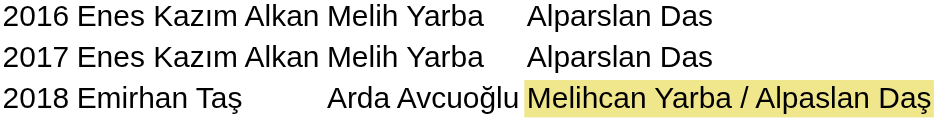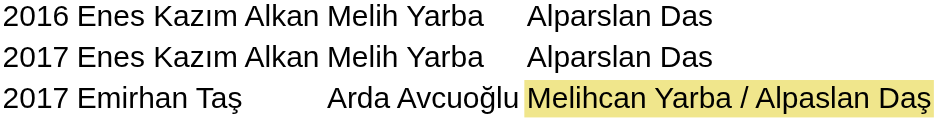(36, 98) 2018 -> (36, 98) 2017
